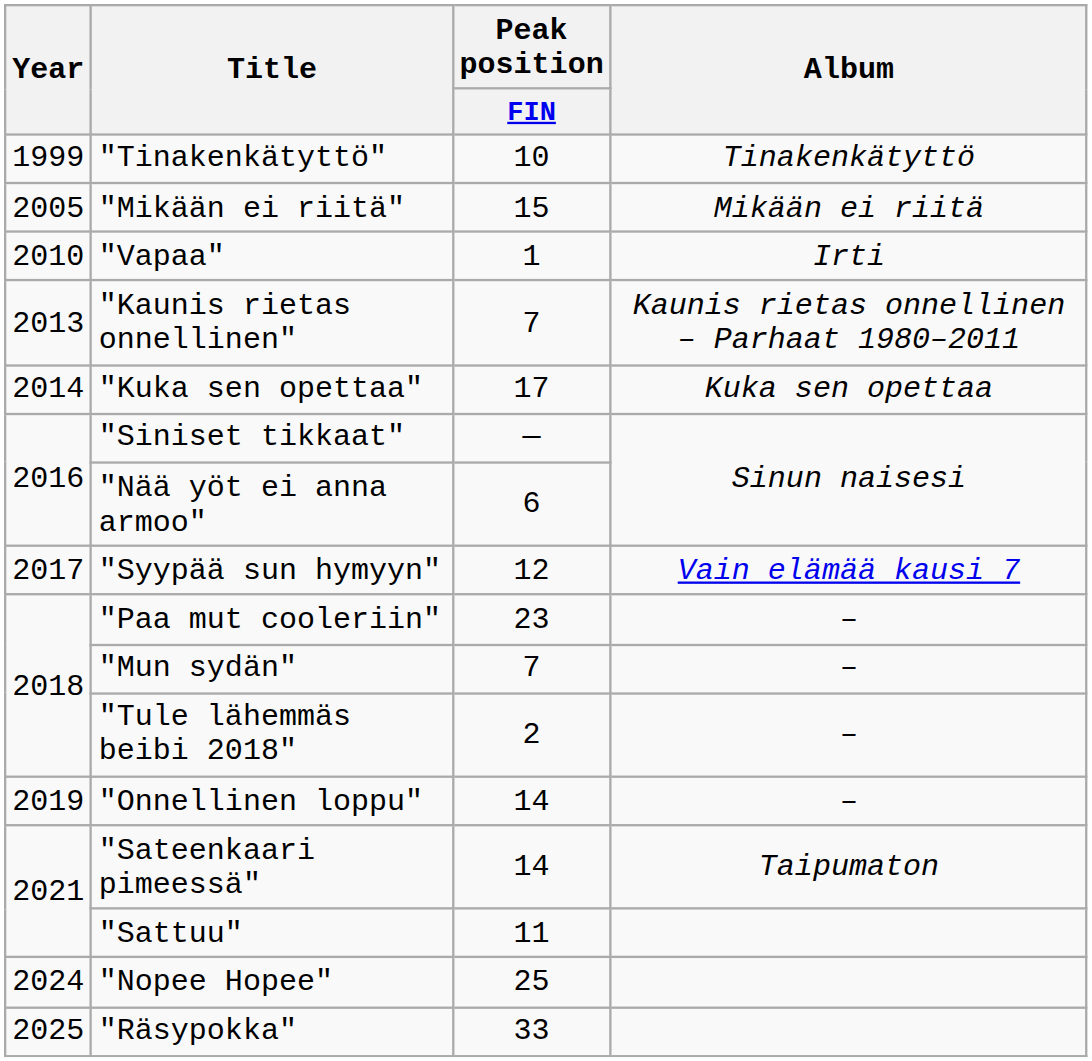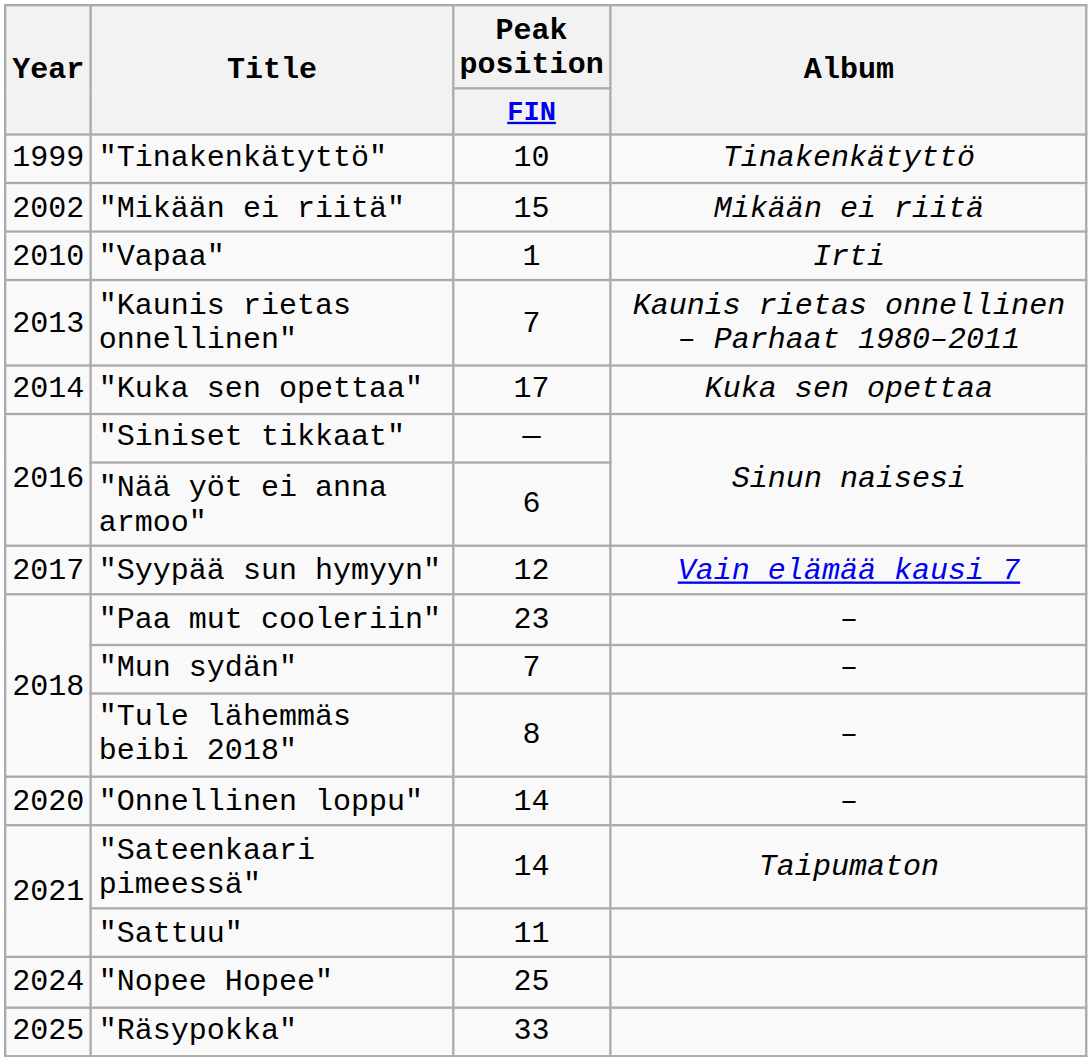(48, 208) 2005 -> (48, 208) 2002
(532, 735) 2 -> (532, 735) 8
(48, 801) 2019 -> (48, 801) 2020
